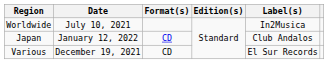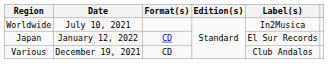(283, 38) Club Andalos -> (283, 38) El Sur Records
(283, 52) El Sur Records -> (283, 52) Club Andalos
